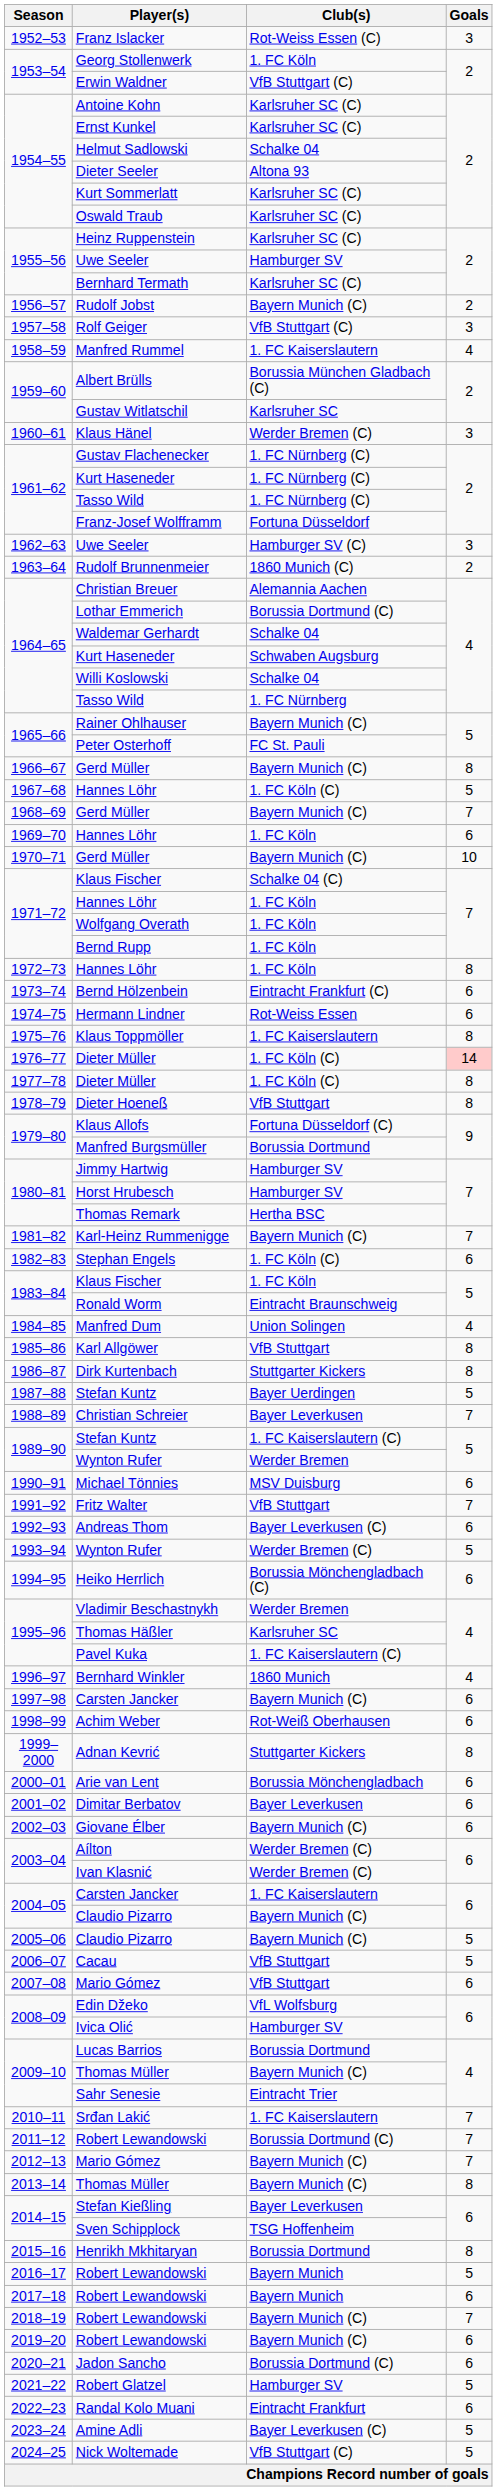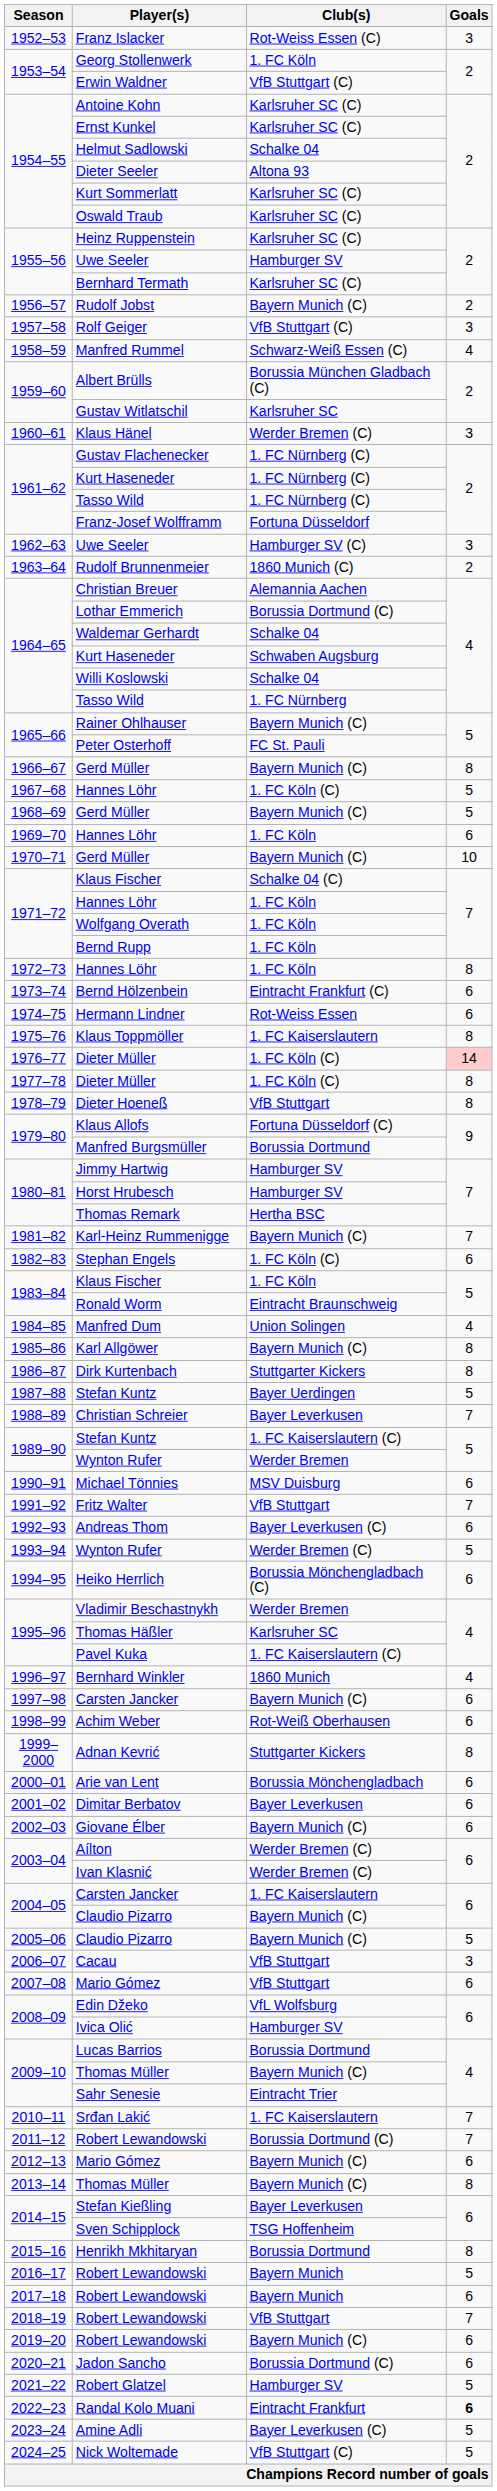(314, 350) 1. FC Kaiserslautern -> (328, 350) Schwarz-Weiß Essen (C)
(469, 813) 7 -> (469, 813) 5
(289, 1348) VfB Stuttgart -> (308, 1348) Bayern Munich (C)
(469, 1961) 5 -> (469, 1961) 3
(469, 2162) 7 -> (469, 2162) 6
(308, 2318) Bayern Munich (C) -> (289, 2318) VfB Stuttgart
(469, 2407) normal -> (469, 2407) bold
